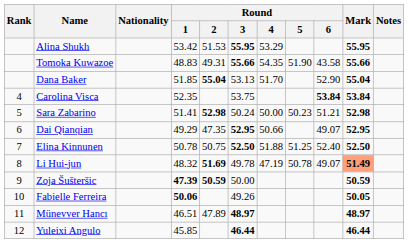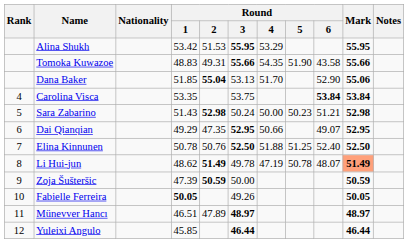(358, 79) 55.04 -> (358, 79) 55.06
(185, 96) 52.35 -> (185, 96) 53.35
(185, 113) 51.41 -> (185, 113) 51.43
(214, 146) 50.75 -> (214, 146) 50.76
(185, 163) 48.32 -> (185, 163) 48.62
(214, 163) 51.69 -> (214, 163) 51.49
(328, 163) 49.07 -> (328, 163) 48.07
(185, 180) bold -> (185, 180) normal
(185, 197) 50.06 -> (185, 197) 50.05
